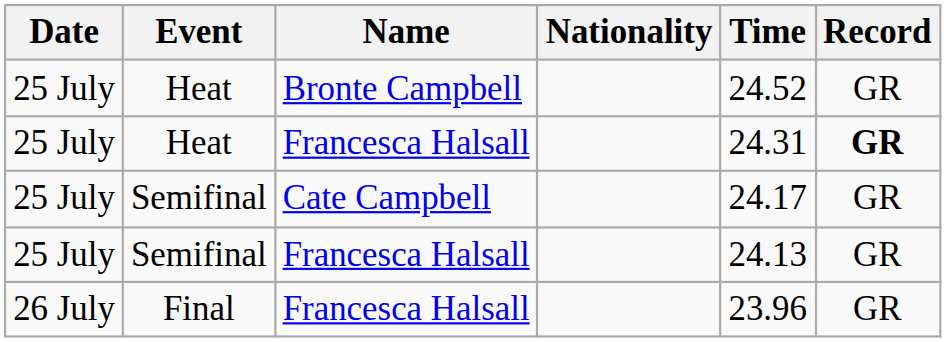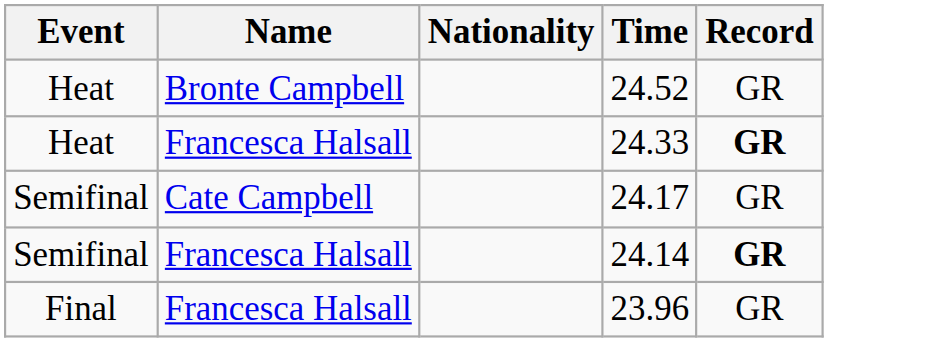- column: (64, 32)
(768, 142) 24.31 -> (650, 142) 24.33
(768, 253) 24.13 -> (650, 253) 24.14
(877, 253) normal -> (759, 253) bold
